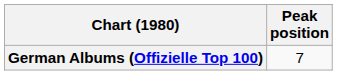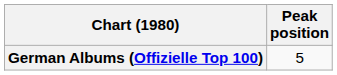(300, 57) 7 -> (300, 57) 5
